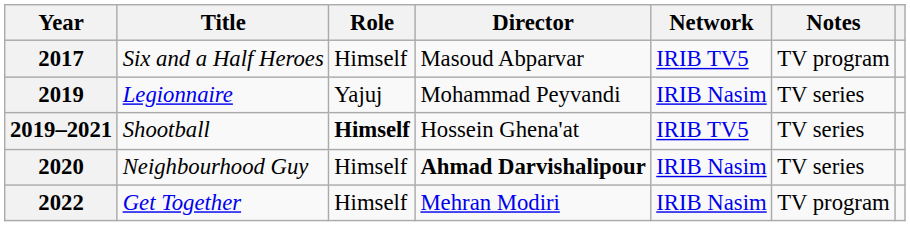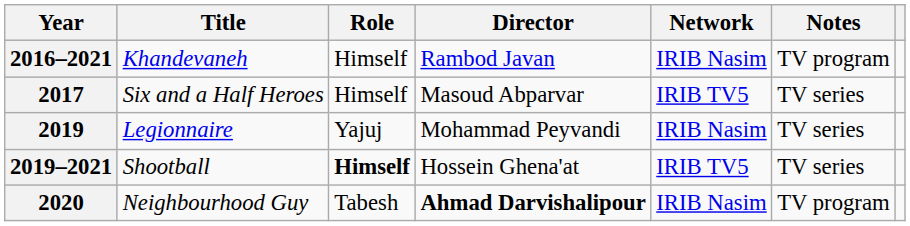+ row: (61, 58)
(833, 58) TV program -> (821, 94) TV series
(371, 166) Himself -> (366, 202) Tabesh
(821, 166) TV series -> (833, 202) TV program
- row: (61, 202)
